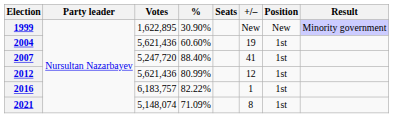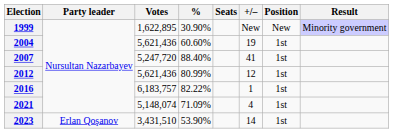(251, 105) 8 -> (251, 105) 4
+ row: (24, 120)
